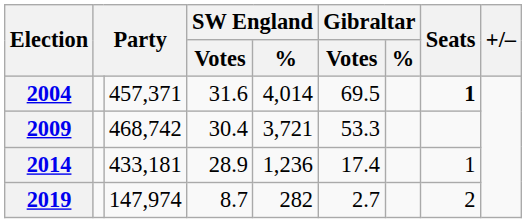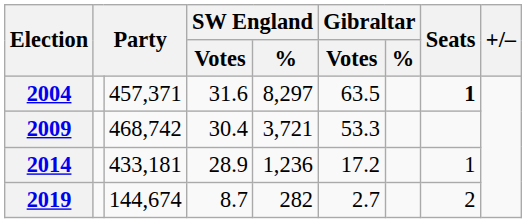(288, 93) 4,014 -> (288, 93) 8,297
(360, 93) 69.5 -> (360, 93) 63.5
(360, 164) 17.4 -> (360, 164) 17.2
(145, 199) 147,974 -> (145, 199) 144,674
